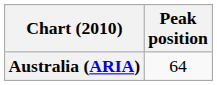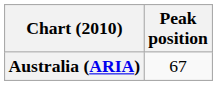(178, 66) 64 -> (178, 66) 67
